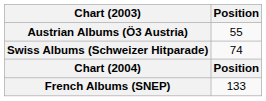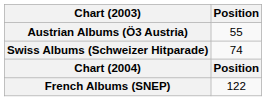(236, 86) 133 -> (236, 86) 122
